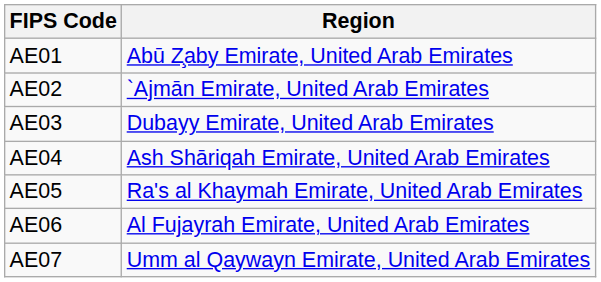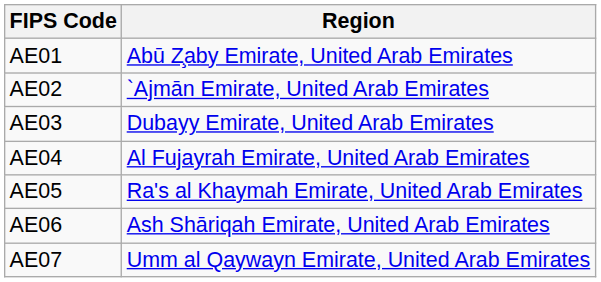(338, 157) Ash Shāriqah Emirate, United Arab Emirates -> (328, 157) Al Fujayrah Emirate, United Arab Emirates
(328, 225) Al Fujayrah Emirate, United Arab Emirates -> (338, 225) Ash Shāriqah Emirate, United Arab Emirates
